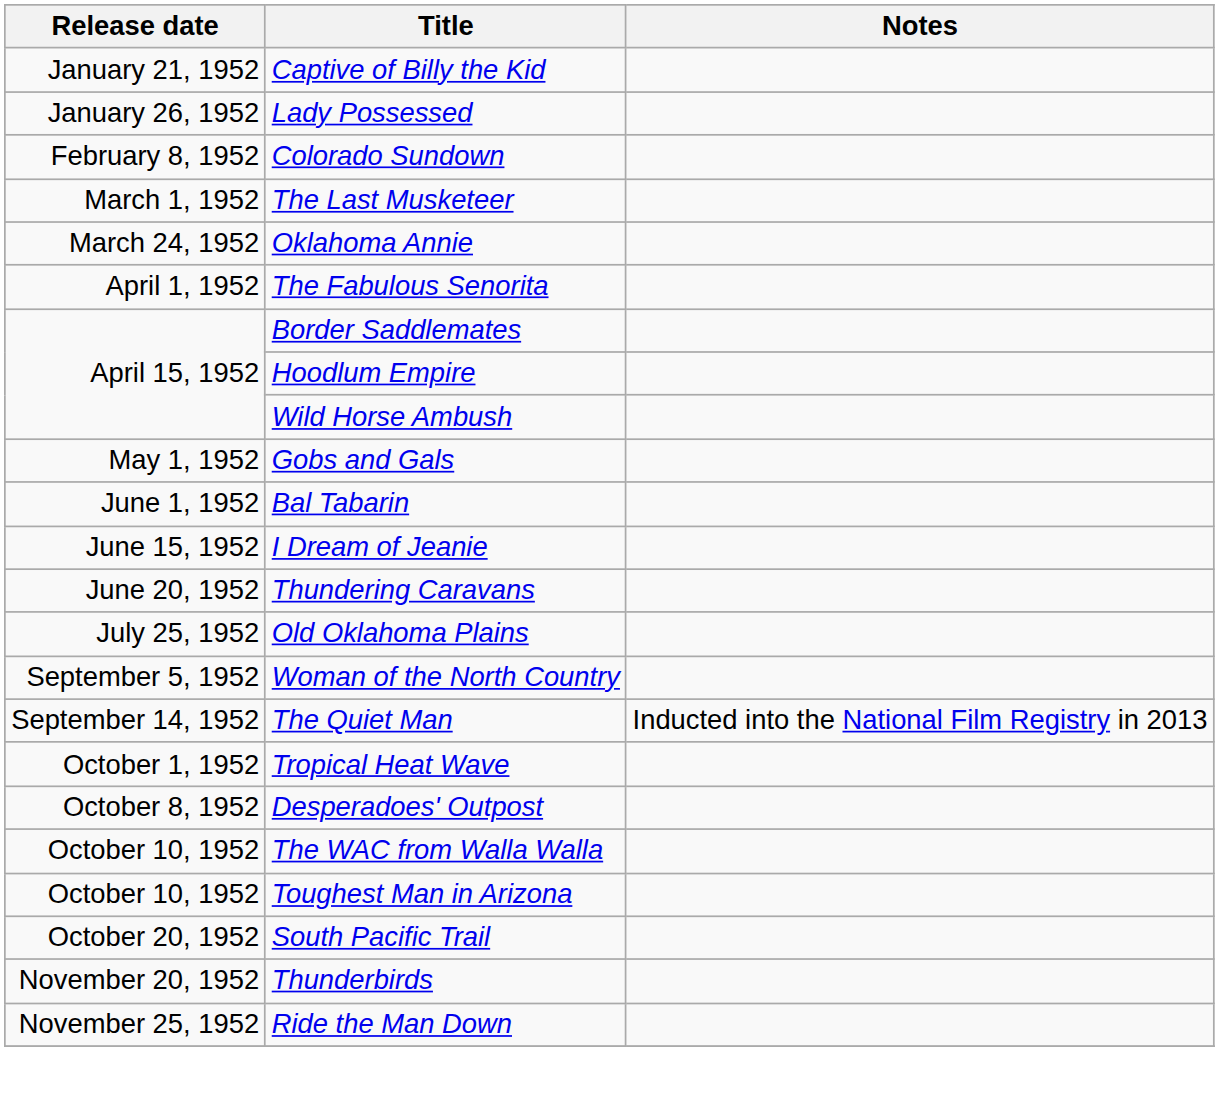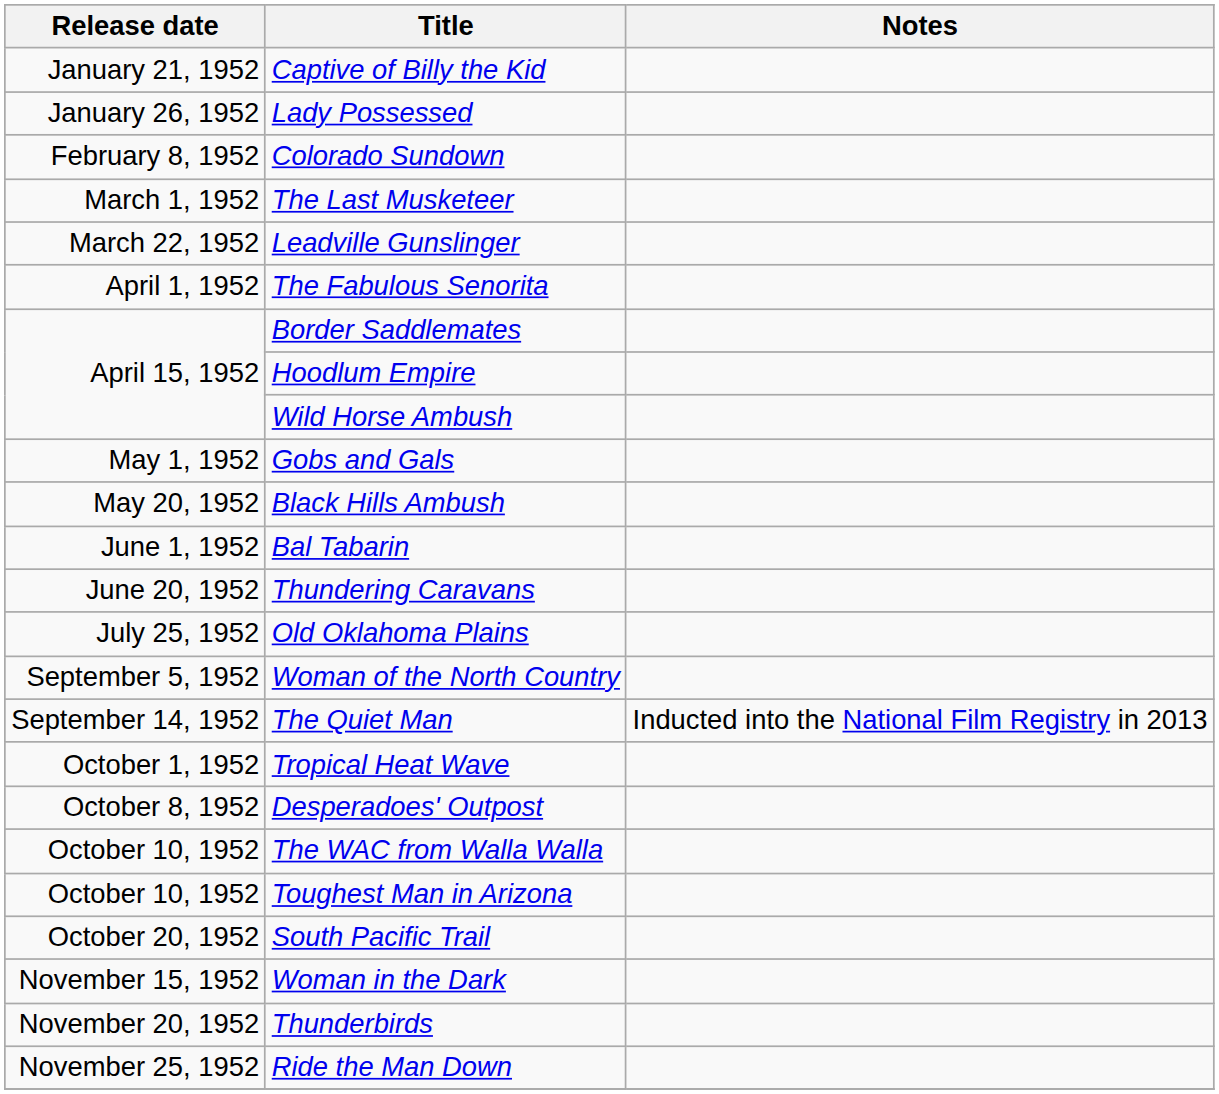+ row: (396, 243)
- row: (372, 243)
+ row: (388, 503)
- row: (380, 546)
+ row: (389, 980)
